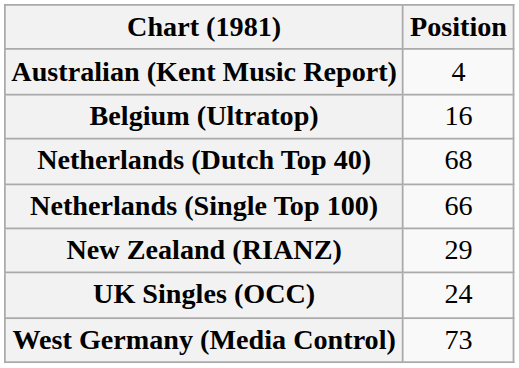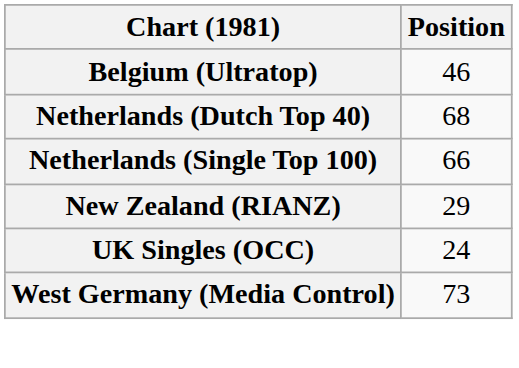- row: (204, 71)
(458, 116) 16 -> (456, 71) 46
